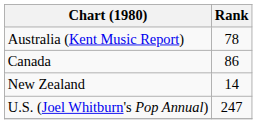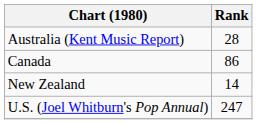(232, 38) 78 -> (232, 38) 28
